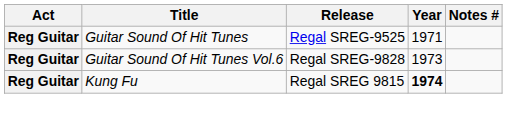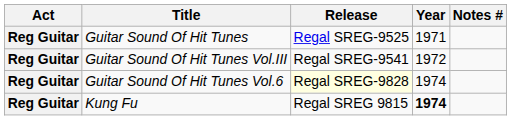+ row: (186, 59)
(347, 59) no background -> (351, 81) lightyellow background
(427, 59) 1973 -> (431, 81) 1974
